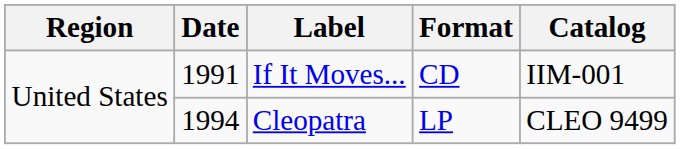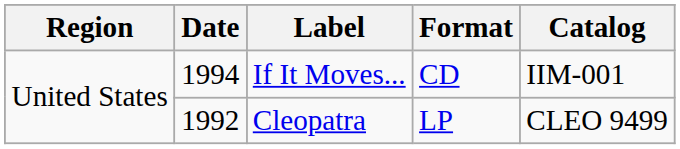(210, 73) 1991 -> (210, 73) 1994
(210, 119) 1994 -> (210, 119) 1992
